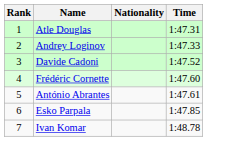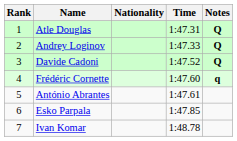+ column: (217, 12)
